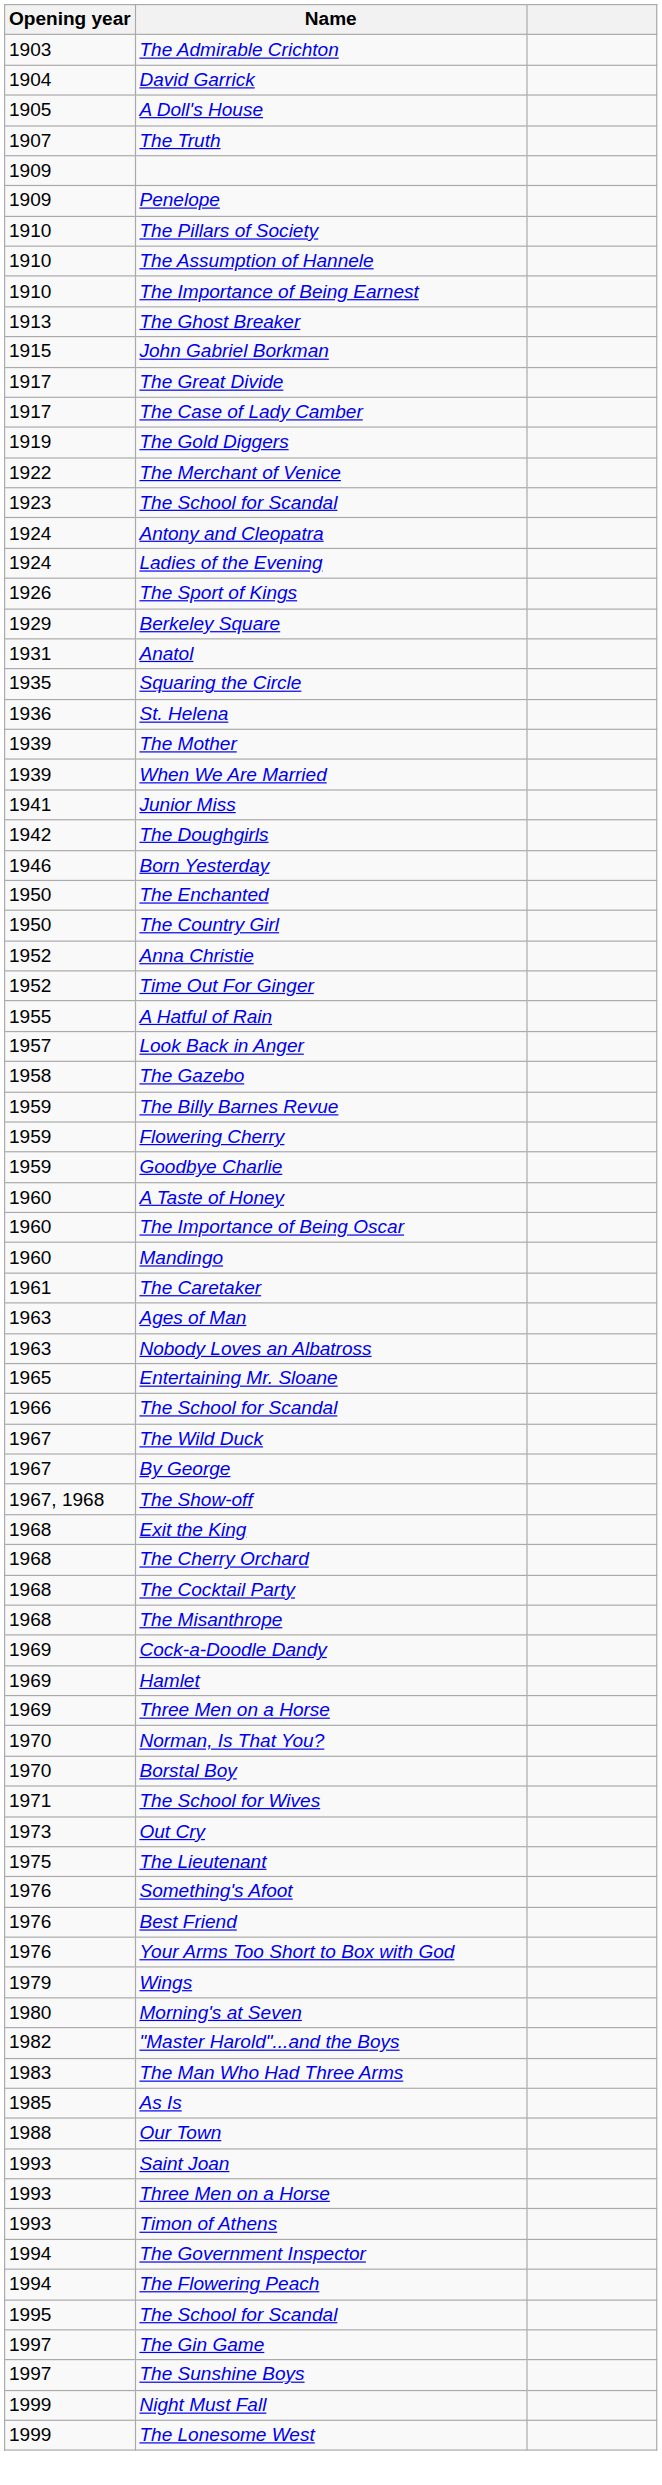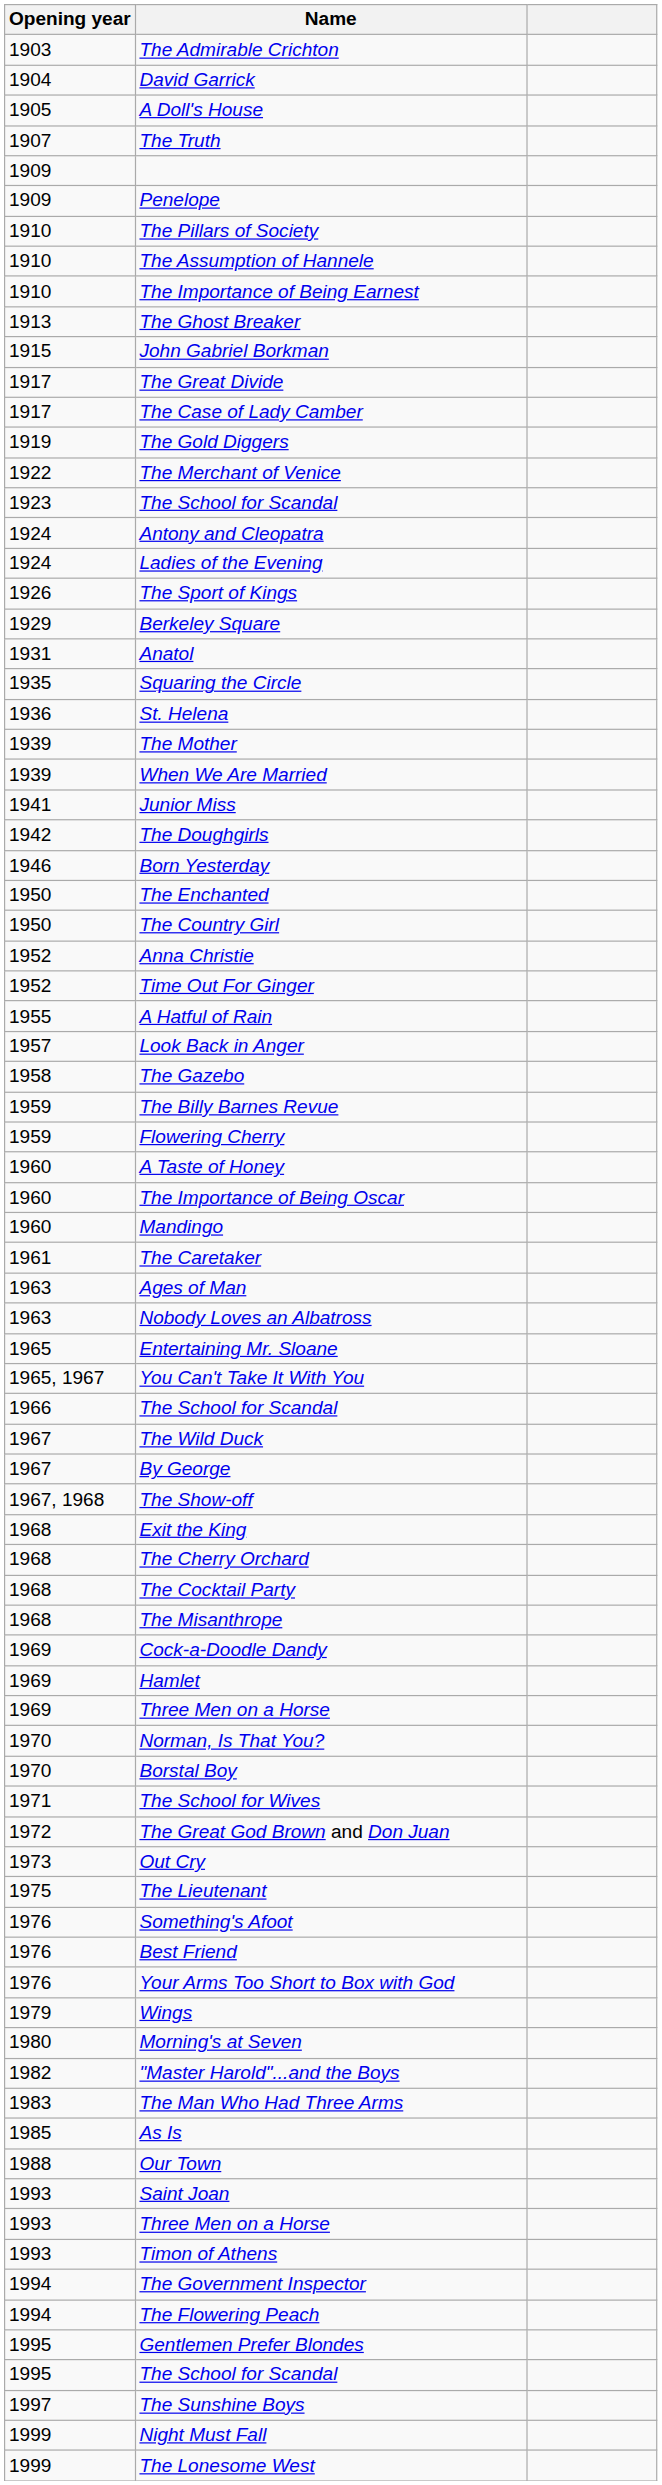- row: (30, 1167)
+ row: (57, 1378)
+ row: (30, 1831)
+ row: (30, 2344)
- row: (30, 2344)
